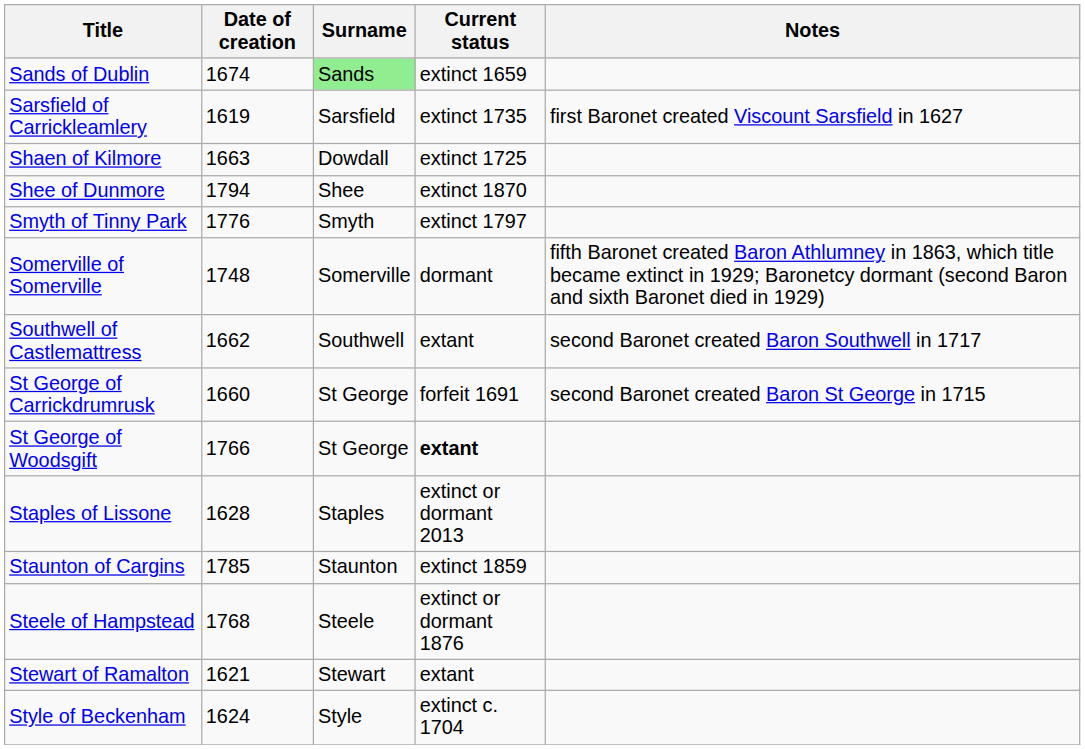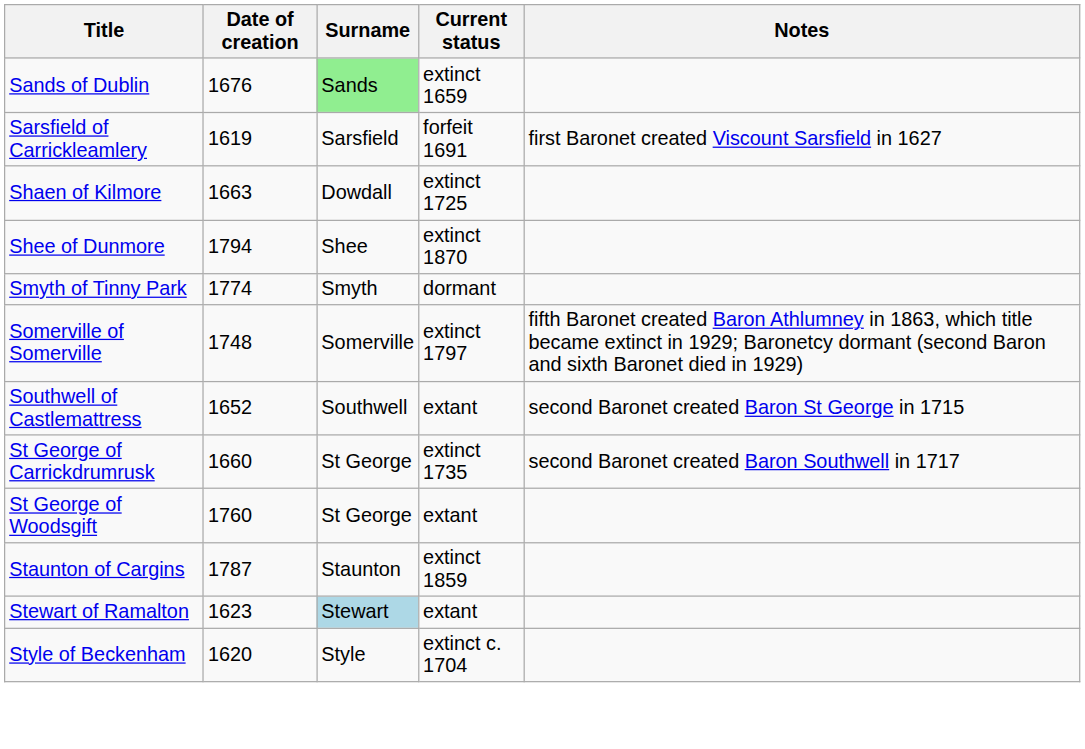(228, 74) 1674 -> (230, 85) 1676
(473, 116) extinct 1735 -> (448, 138) forfeit 1691
(228, 222) 1776 -> (230, 289) 1774
(473, 222) extinct 1797 -> (460, 289) dormant
(456, 275) dormant -> (452, 342) extinct 1797
(228, 340) 1662 -> (230, 407) 1652
(766, 340) second Baronet created Baron Southwell in 1717 -> (746, 407) second Baronet created Baron St George in 1715
(469, 394) forfeit 1691 -> (452, 461) extinct 1735
(768, 394) second Baronet created Baron St George in 1715 -> (744, 461) second Baronet created Baron Southwell in 1717
(228, 448) 1766 -> (230, 515) 1760
(449, 448) bold -> (450, 515) normal
- row: (90, 513)
(228, 567) 1785 -> (230, 569) 1787
- row: (102, 621)
(228, 674) 1621 -> (230, 611) 1623
(352, 674) no background -> (355, 611) lightblue background
(228, 717) 1624 -> (230, 654) 1620
